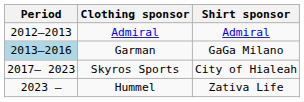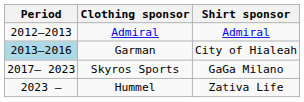(246, 51) GaGa Milano -> (246, 51) City of Hialeah
(246, 69) City of Hialeah -> (246, 69) GaGa Milano
